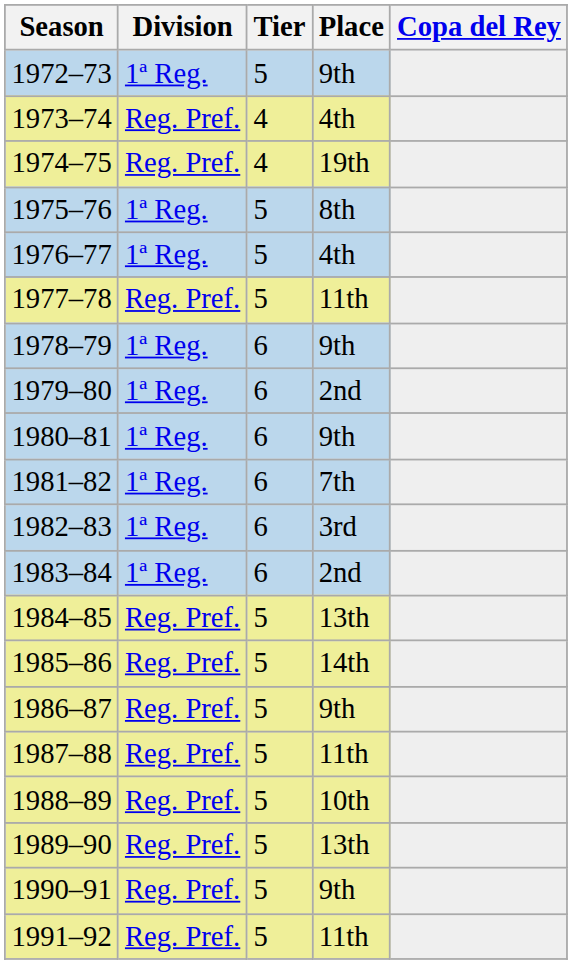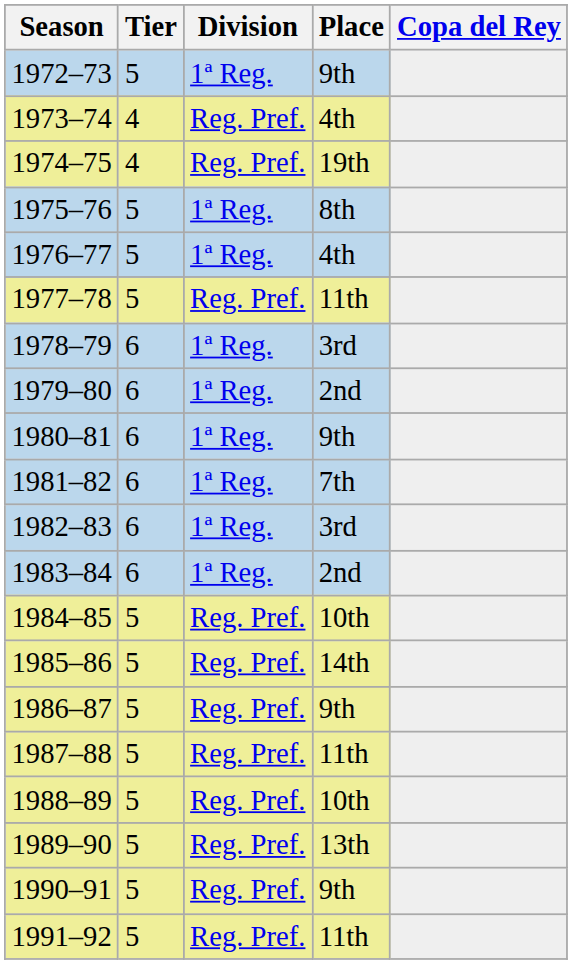columns swapped: (279, 27) <-> (183, 27)
(337, 345) 9th -> (338, 345) 3rd
(344, 617) 13th -> (344, 617) 10th
